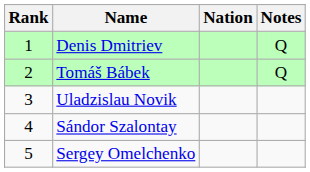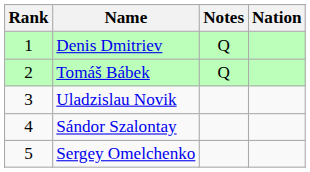columns swapped: (228, 18) <-> (281, 18)
